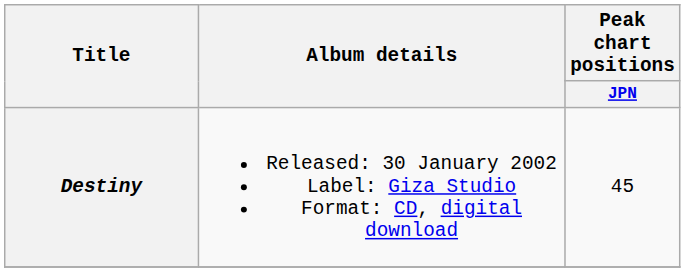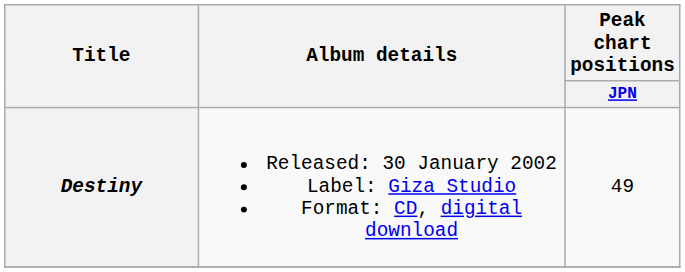(622, 187) 45 -> (622, 187) 49
